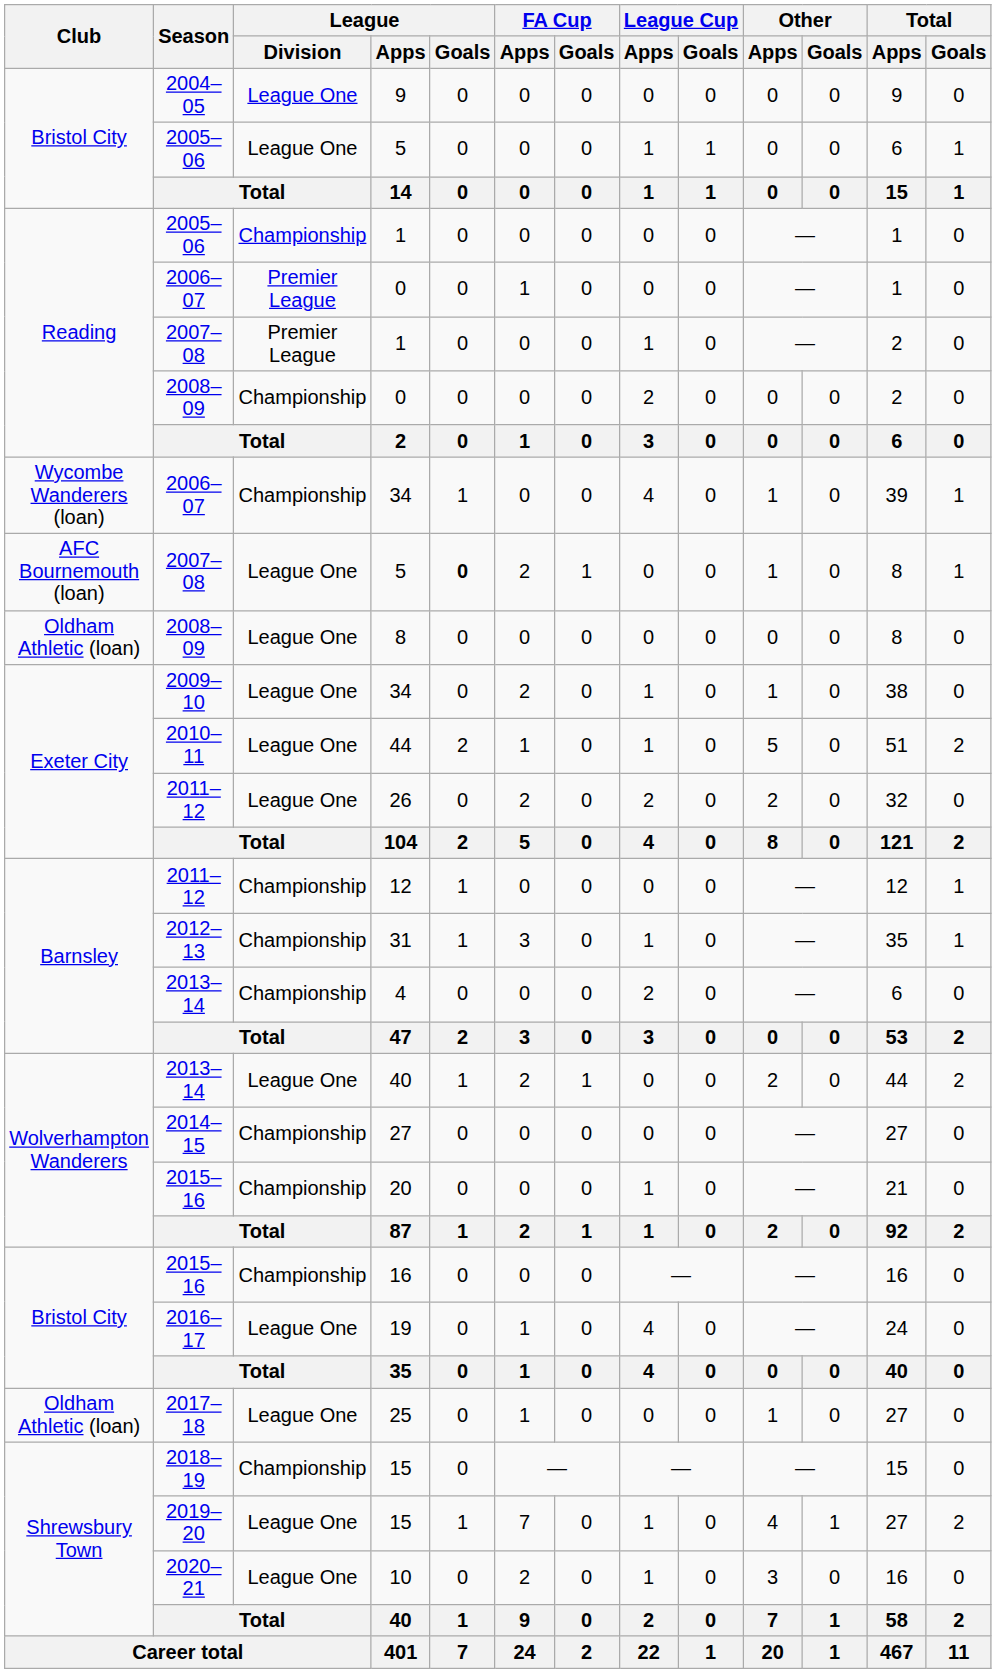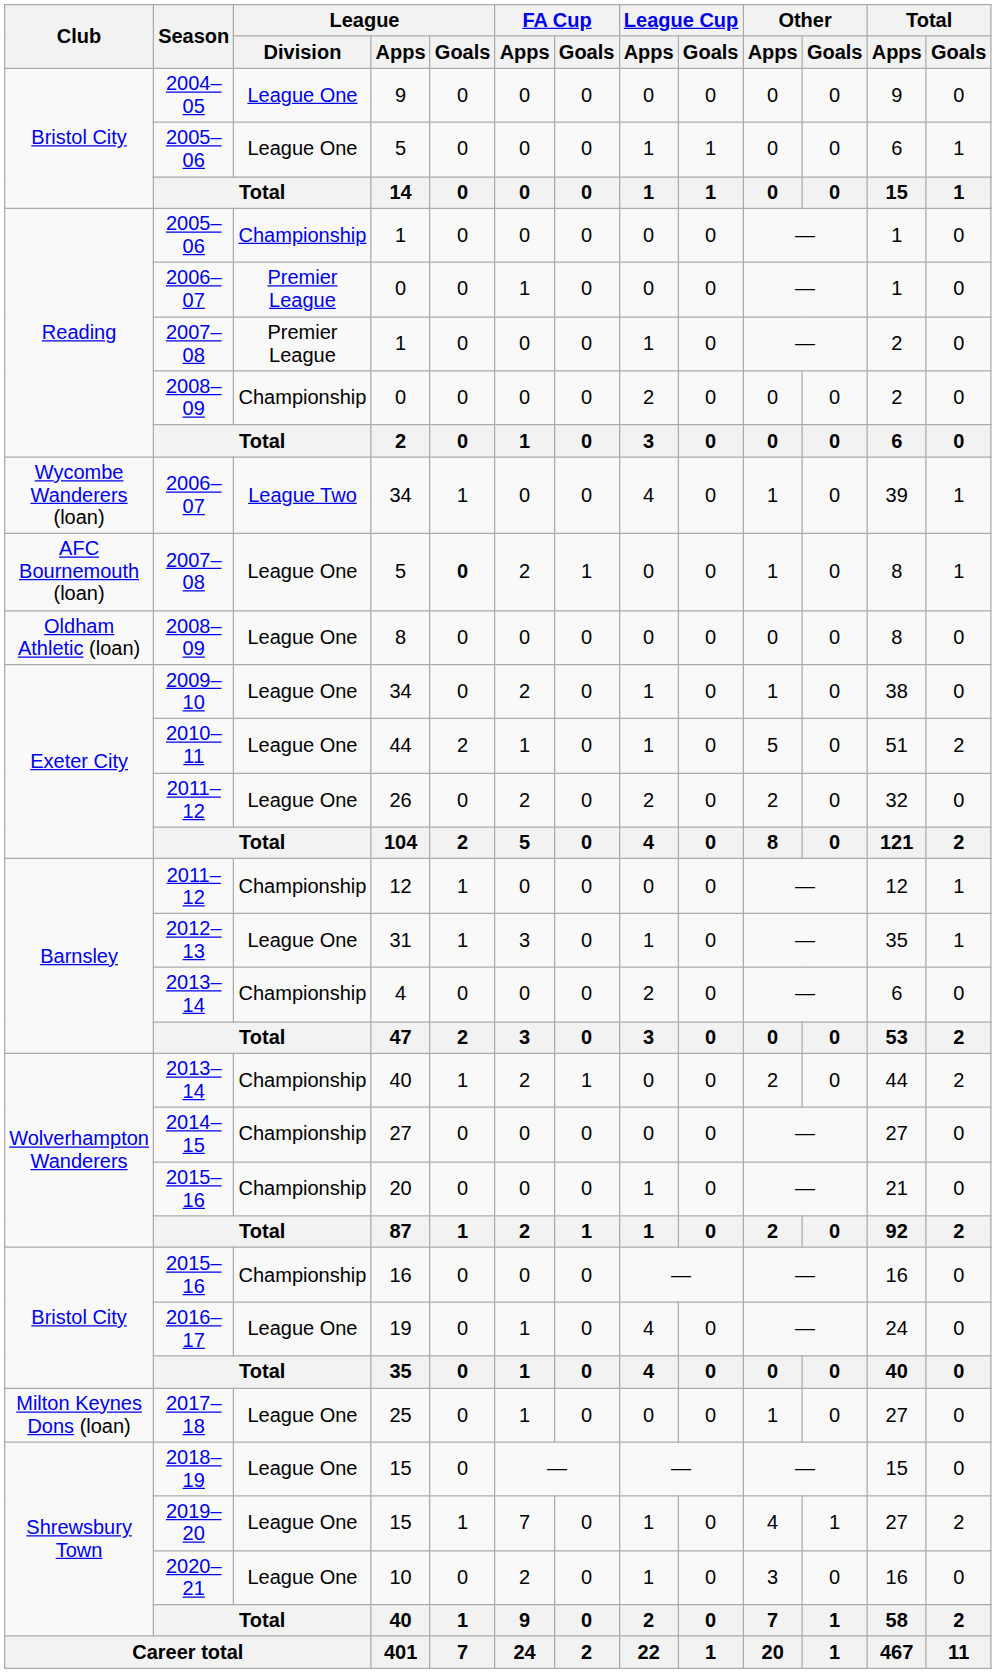(302, 495) Championship -> (302, 495) League Two
(302, 940) Championship -> (302, 940) League One
(302, 1080) League One -> (302, 1080) Championship
(79, 1414) Oldham Athletic (loan) -> (79, 1414) Milton Keynes Dons (loan)
(302, 1468) Championship -> (302, 1468) League One
